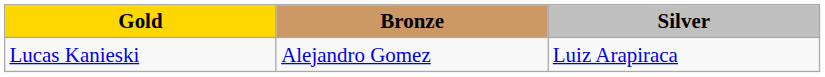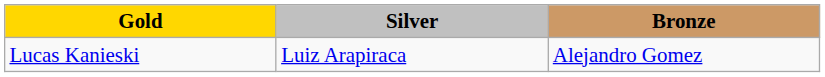columns swapped: (684, 21) <-> (412, 21)
